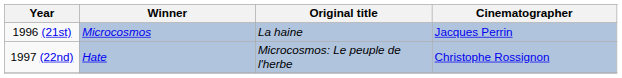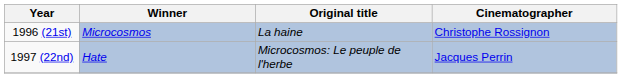(474, 32) Jacques Perrin -> (492, 32) Christophe Rossignon
(492, 57) Christophe Rossignon -> (474, 57) Jacques Perrin
